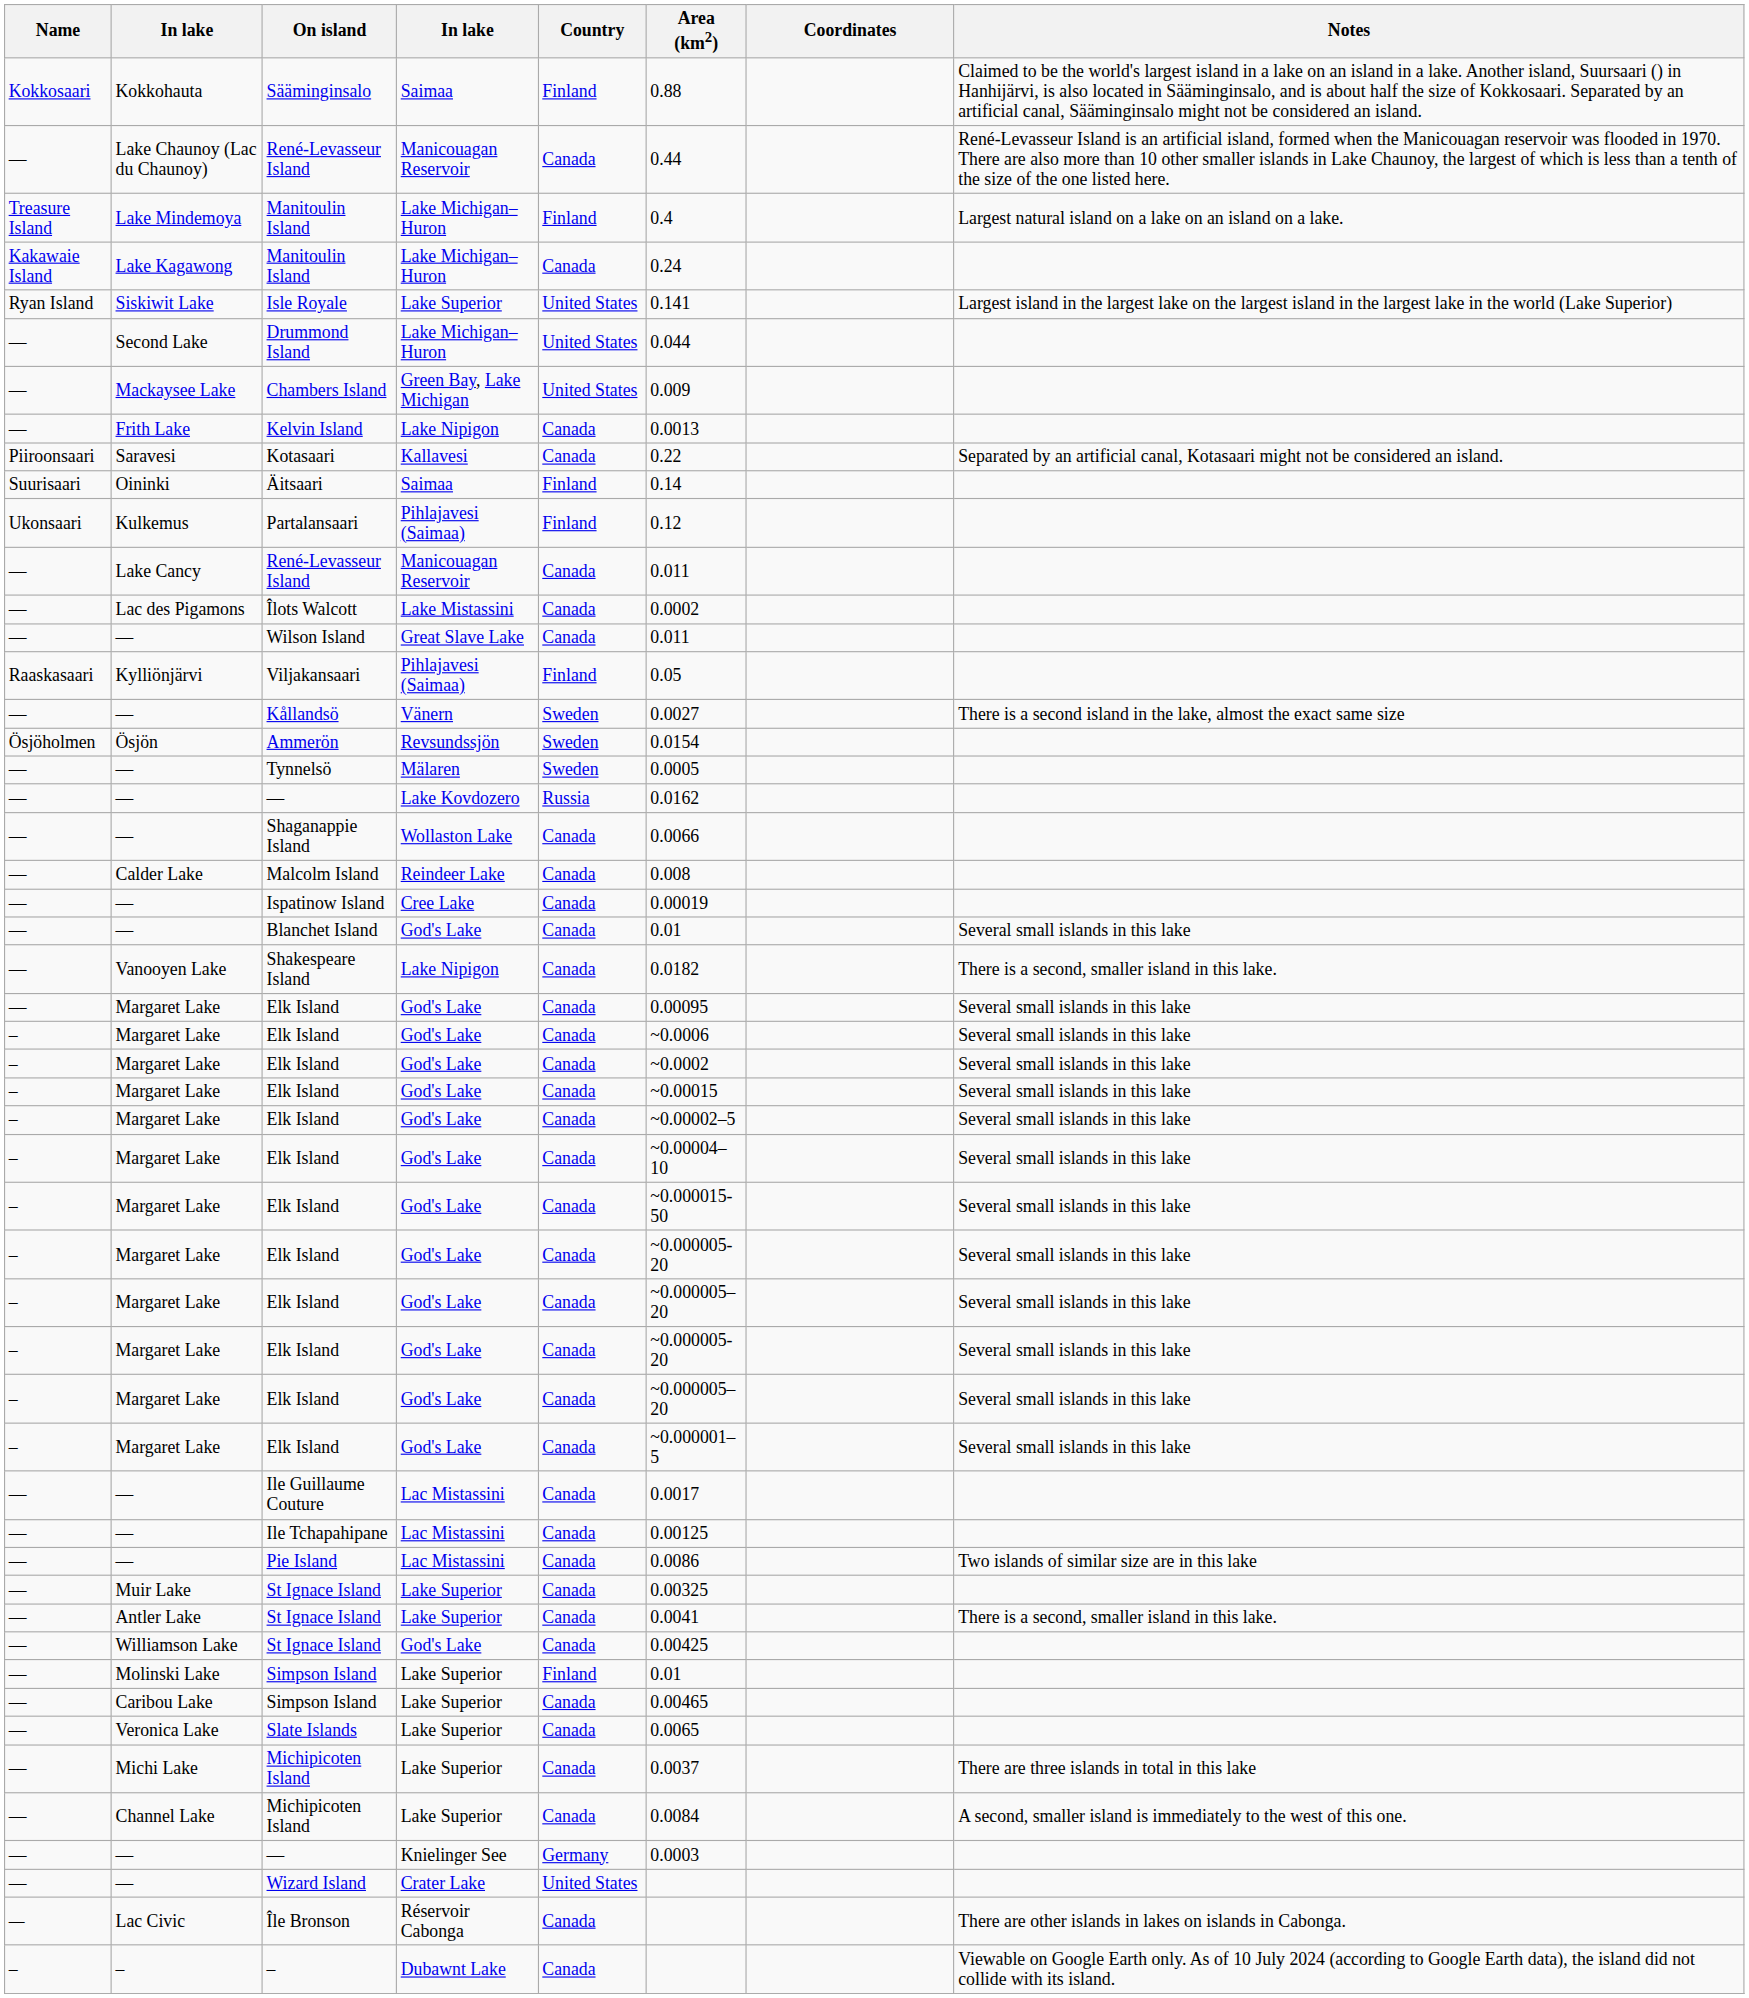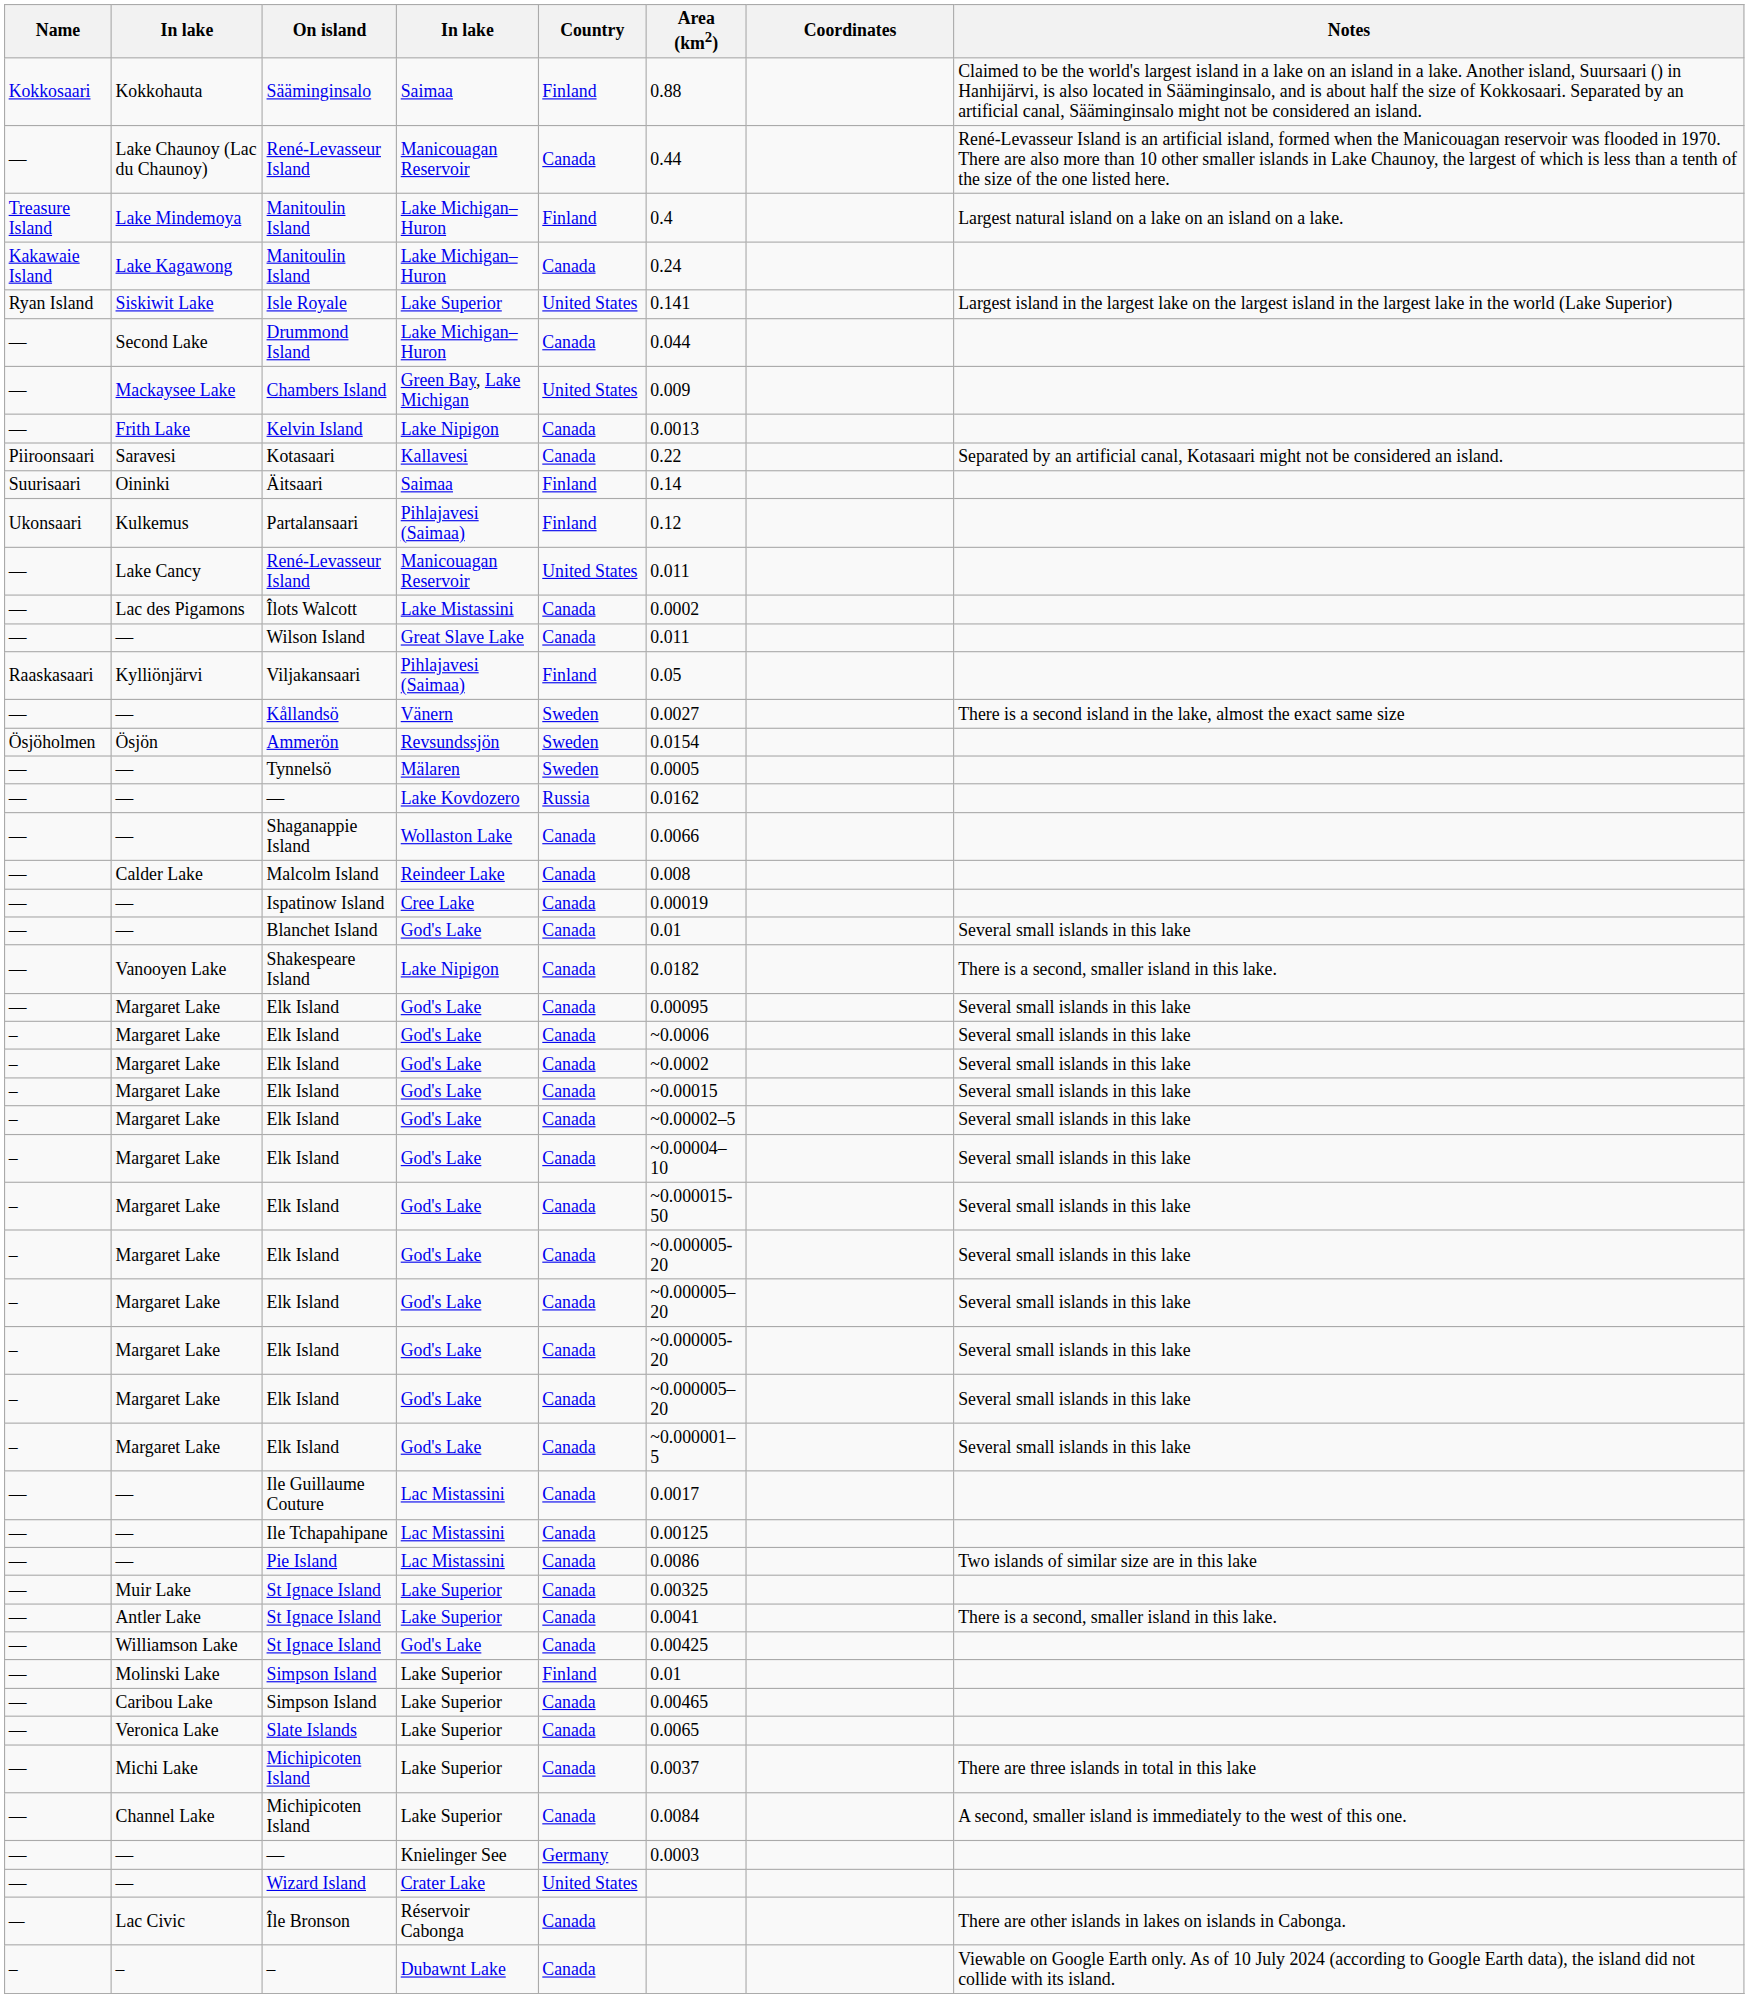(590, 342) United States -> (569, 342) Canada
(569, 571) Canada -> (590, 571) United States
